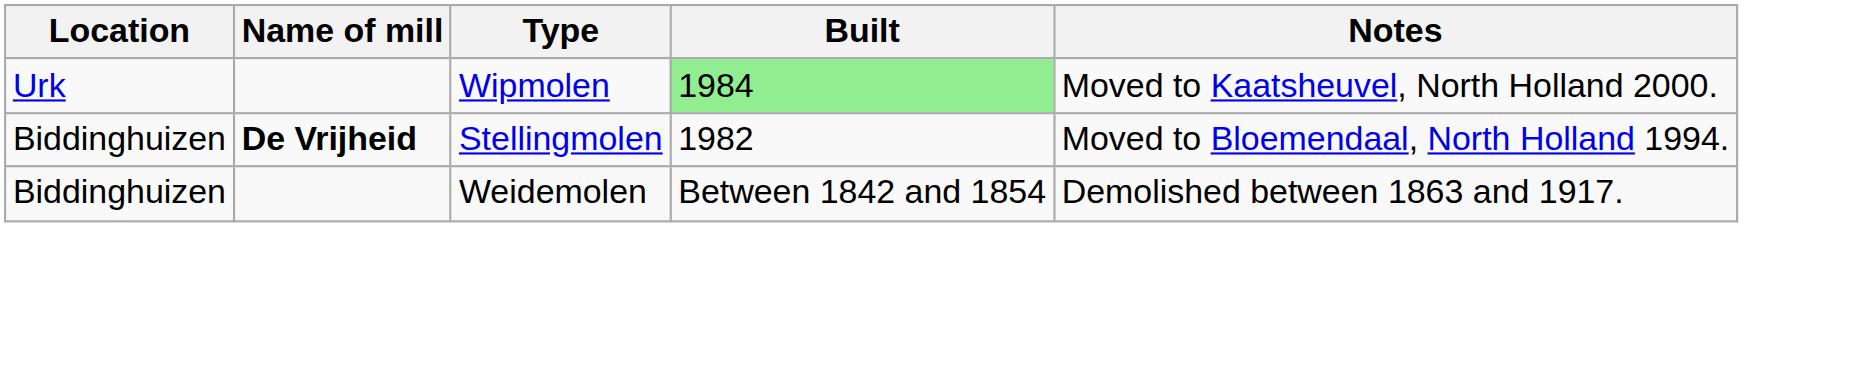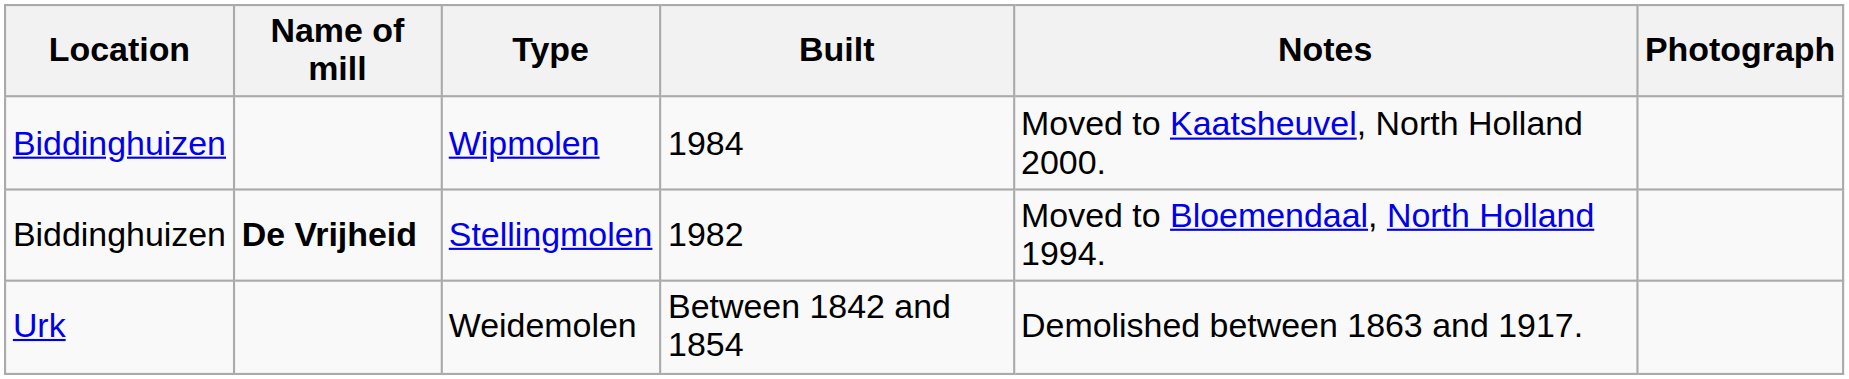+ column: (1740, 50)
(39, 85) Urk -> (119, 142) Biddinghuizen
(716, 85) lightgreen background -> (706, 142) no background
(119, 192) Biddinghuizen -> (39, 326) Urk
